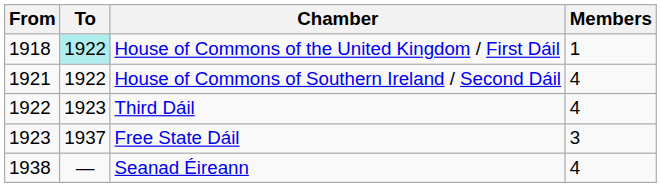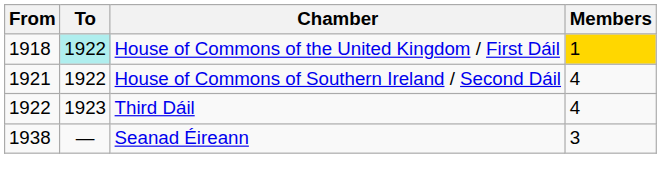(575, 49) no background -> (575, 49) gold background
- row: (177, 138)
(575, 167) 4 -> (575, 138) 3
